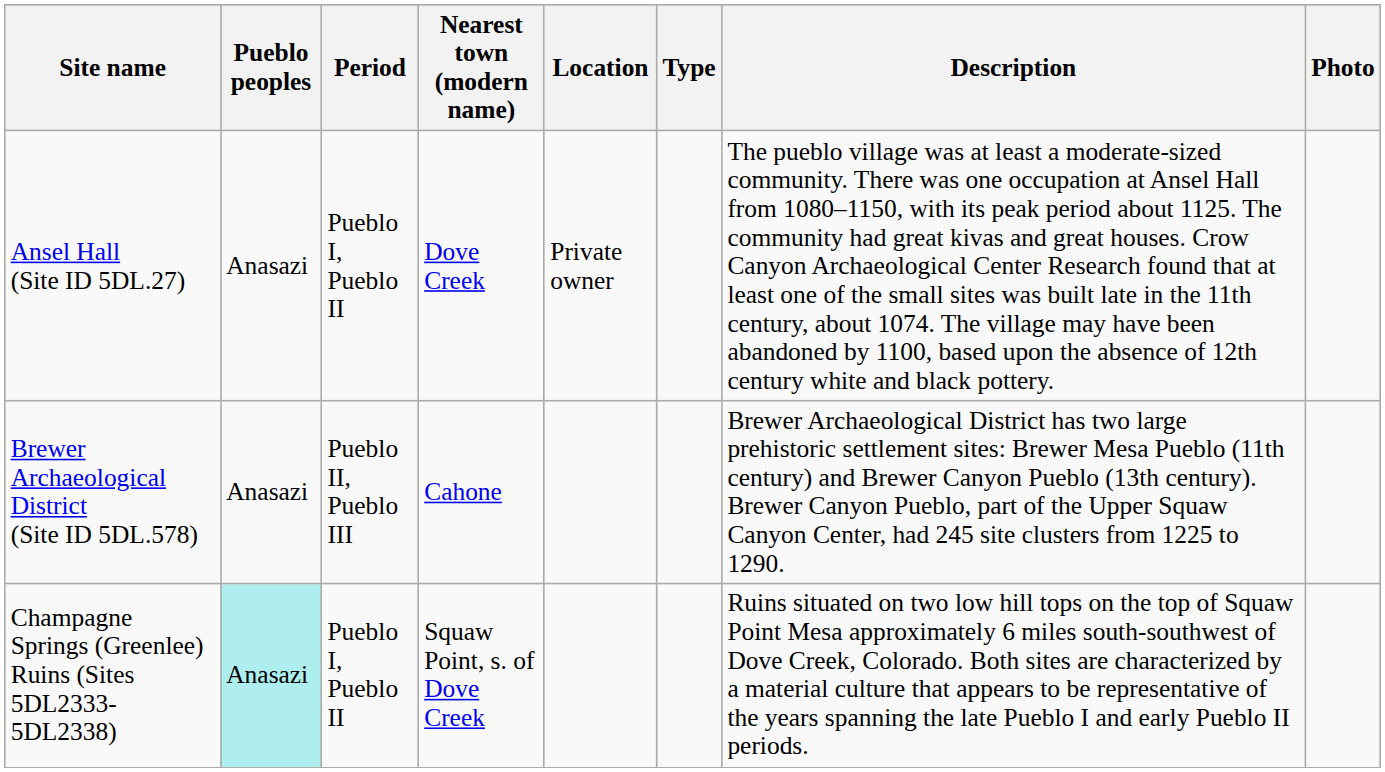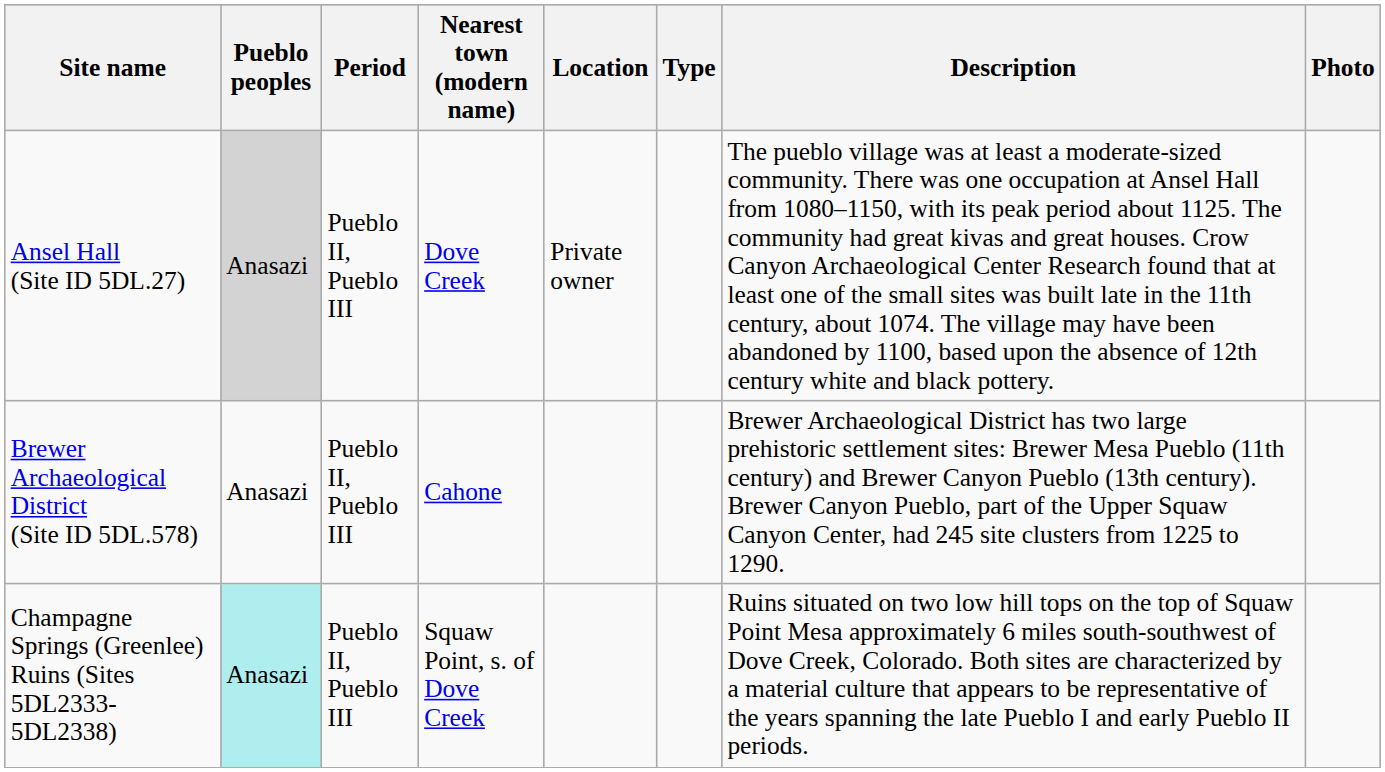(267, 265) no background -> (267, 265) lightgrey background
(363, 265) Pueblo I, Pueblo II -> (363, 265) Pueblo II, Pueblo III
(363, 675) Pueblo I, Pueblo II -> (363, 675) Pueblo II, Pueblo III
